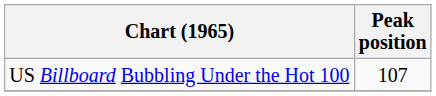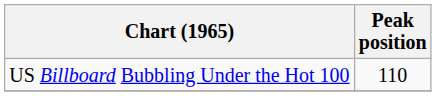(393, 74) 107 -> (393, 74) 110
